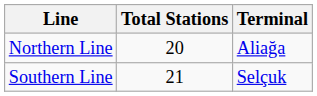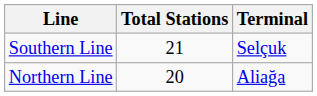rows swapped: (61, 47) <-> (61, 76)
